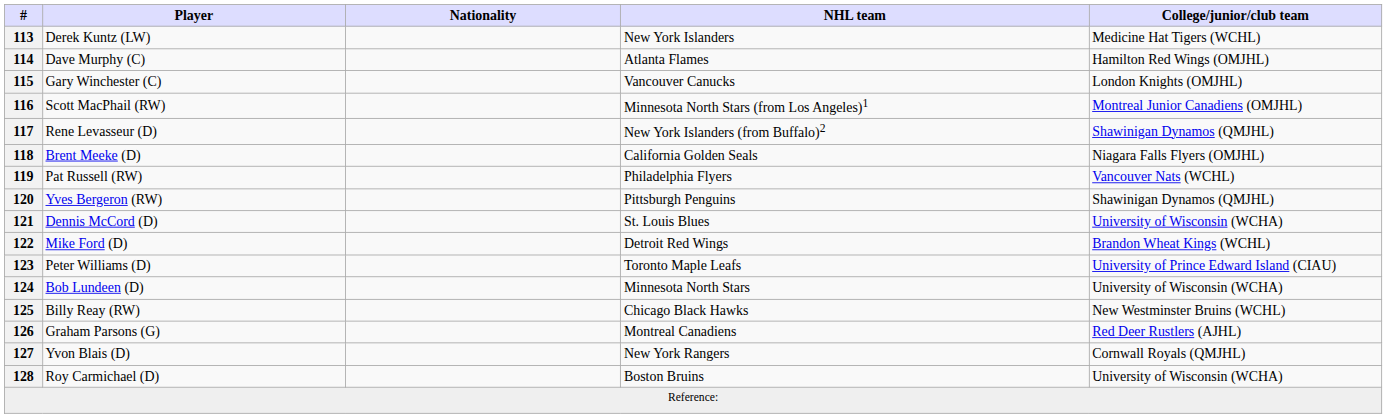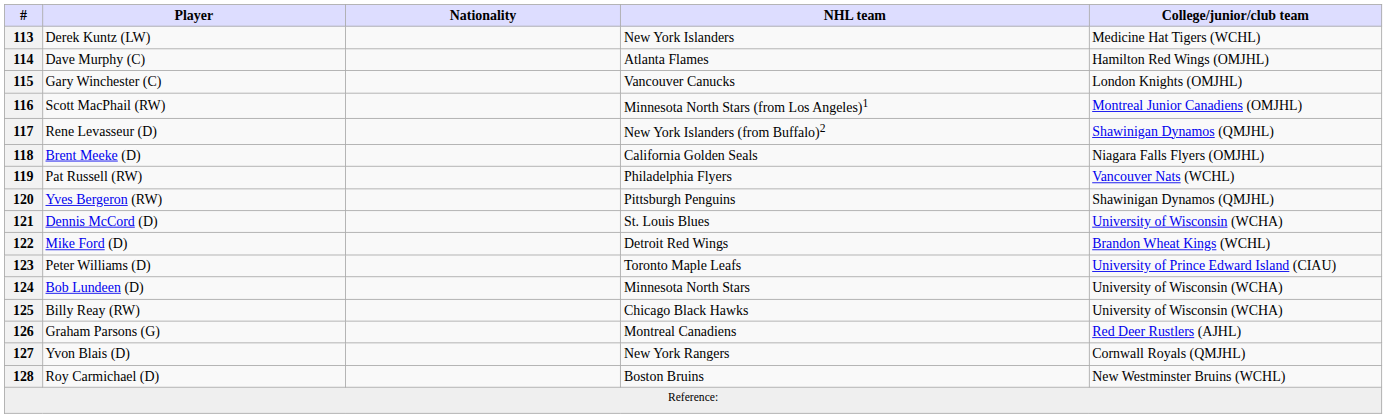(1189, 310) New Westminster Bruins (WCHL) -> (1187, 310) University of Wisconsin (WCHA)
(1187, 376) University of Wisconsin (WCHA) -> (1189, 376) New Westminster Bruins (WCHL)
